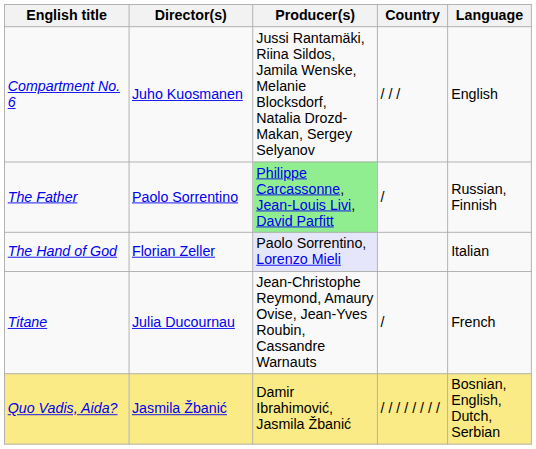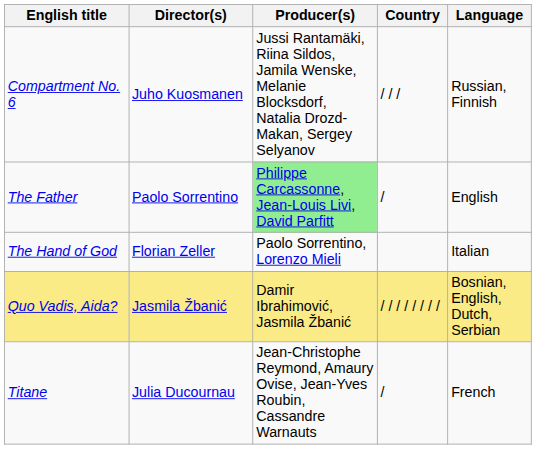(474, 94) English -> (479, 94) Russian, Finnish
(479, 197) Russian, Finnish -> (474, 197) English
(311, 251) lavender background -> (311, 251) no background
rows swapped: (63, 409) <-> (27, 322)
